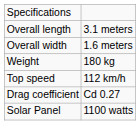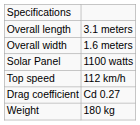rows swapped: (23, 62) <-> (34, 111)
